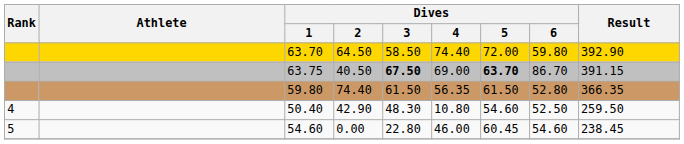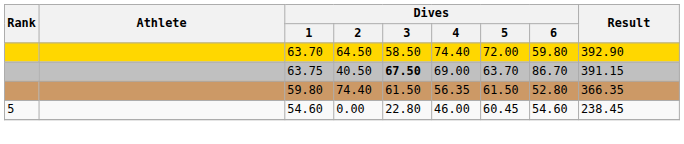(501, 72) bold -> (501, 72) normal
- row: (305, 110)
